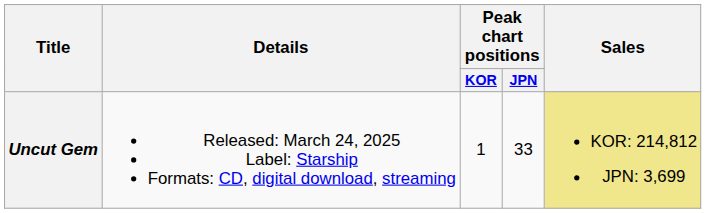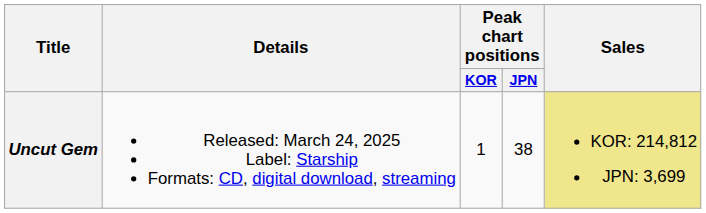(523, 149) 33 -> (523, 149) 38
